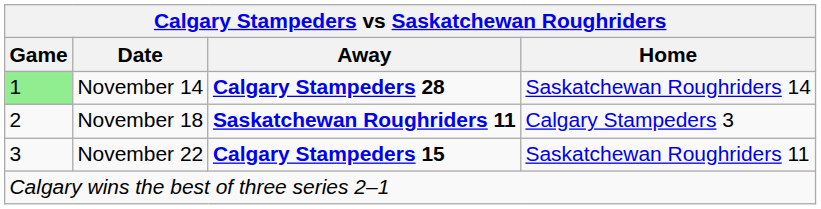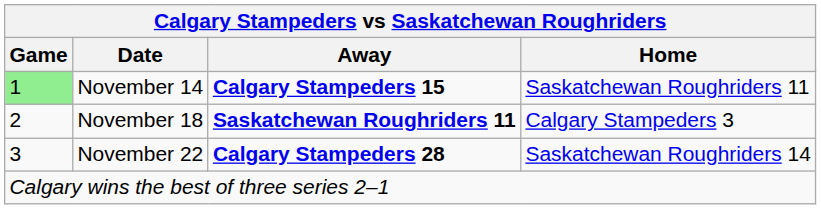(329, 87) Calgary Stampeders 28 -> (329, 87) Calgary Stampeders 15
(668, 87) Saskatchewan Roughriders 14 -> (667, 87) Saskatchewan Roughriders 11
(329, 154) Calgary Stampeders 15 -> (329, 154) Calgary Stampeders 28
(667, 154) Saskatchewan Roughriders 11 -> (668, 154) Saskatchewan Roughriders 14
